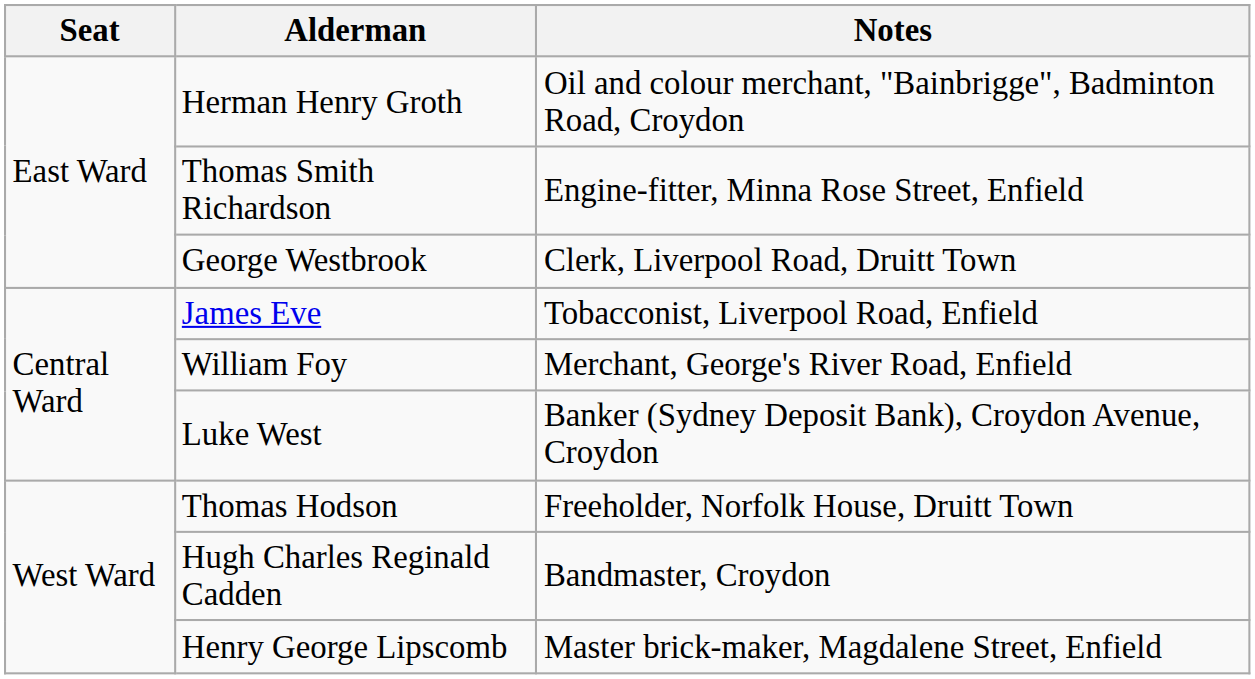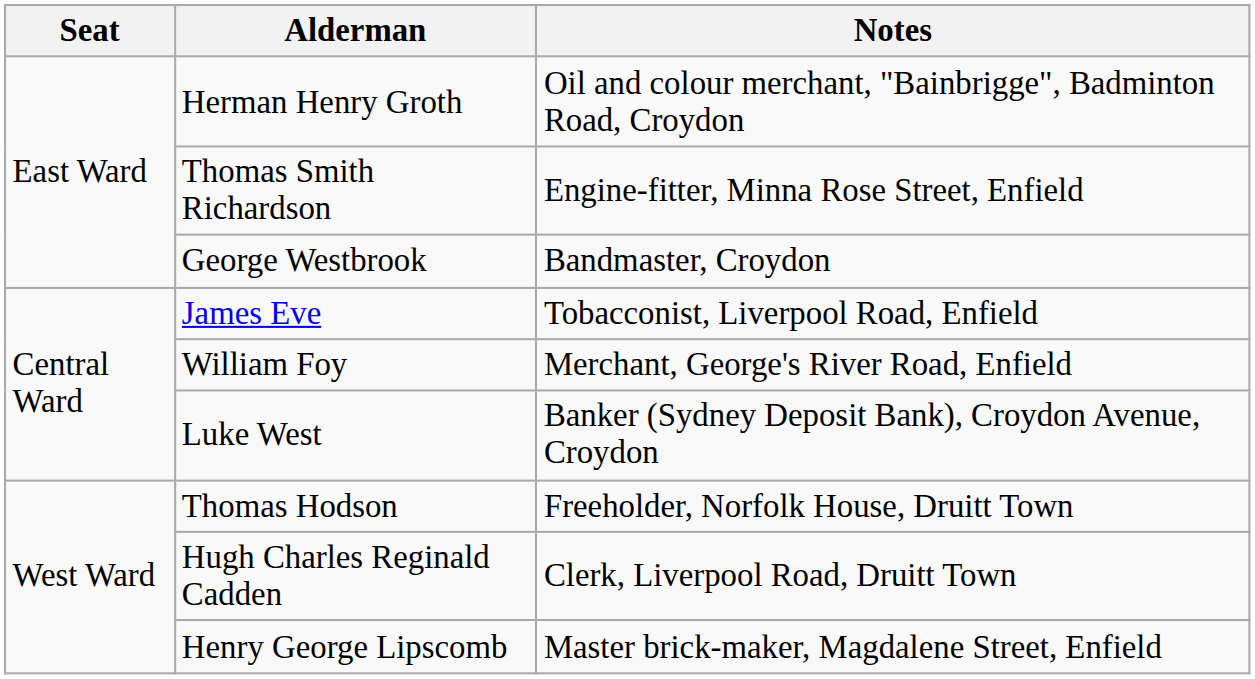(780, 260) Clerk, Liverpool Road, Druitt Town -> (687, 260) Bandmaster, Croydon
(687, 575) Bandmaster, Croydon -> (780, 575) Clerk, Liverpool Road, Druitt Town
